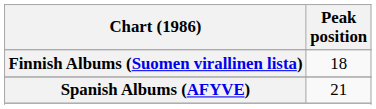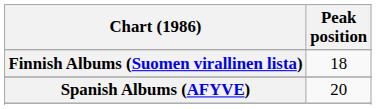(339, 90) 21 -> (339, 90) 20
